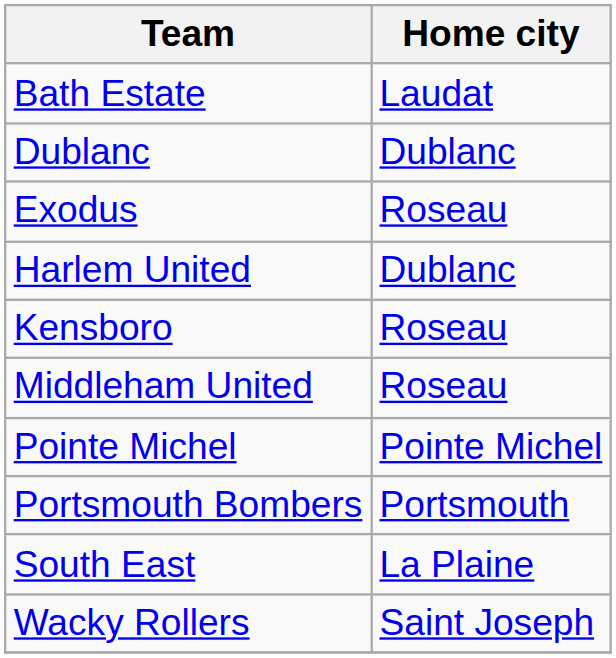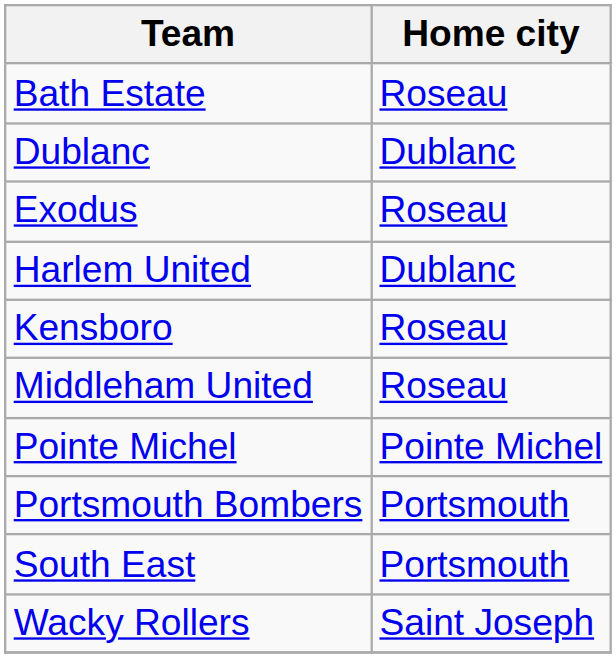(436, 92) Laudat -> (443, 92) Roseau
(457, 563) La Plaine -> (474, 563) Portsmouth
